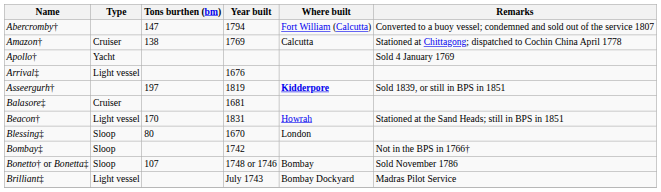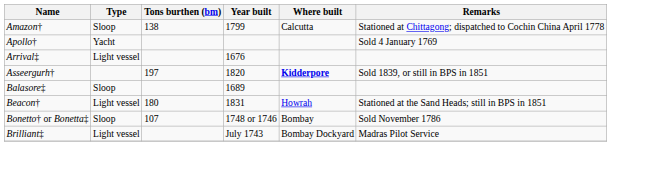- row: (32, 27)
(107, 42) Cruiser -> (104, 27) Sloop
(235, 42) 1769 -> (235, 27) 1799
(235, 88) 1819 -> (235, 73) 1820
(107, 103) Cruiser -> (104, 88) Sloop
(235, 103) 1681 -> (235, 88) 1689
(151, 118) 170 -> (151, 103) 180
- row: (25, 133)
- row: (25, 149)
